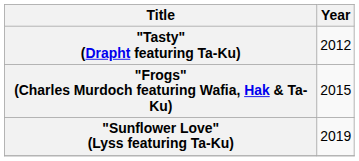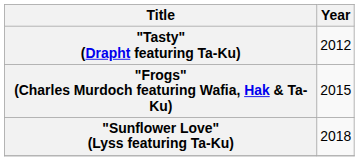(336, 136) 2019 -> (336, 136) 2018
